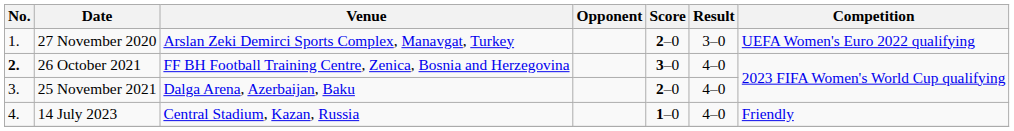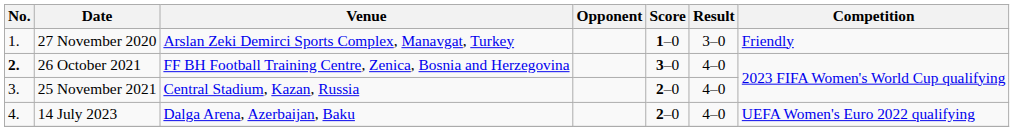(668, 41) 2–0 -> (668, 41) 1–0
(858, 41) UEFA Women's Euro 2022 qualifying -> (768, 41) Friendly
(259, 89) Dalga Arena, Azerbaijan, Baku -> (261, 89) Central Stadium, Kazan, Russia
(261, 114) Central Stadium, Kazan, Russia -> (259, 114) Dalga Arena, Azerbaijan, Baku
(668, 114) 1–0 -> (668, 114) 2–0
(768, 114) Friendly -> (858, 114) UEFA Women's Euro 2022 qualifying
